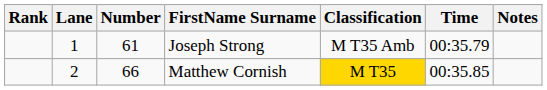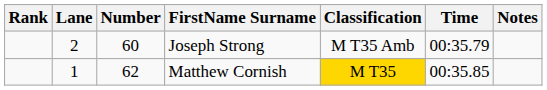(74, 44) 1 -> (74, 44) 2
(131, 44) 61 -> (131, 44) 60
(74, 71) 2 -> (74, 71) 1
(131, 71) 66 -> (131, 71) 62
